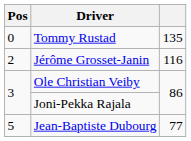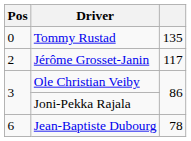(173, 59) 116 -> (173, 59) 117
(11, 125) 5 -> (11, 125) 6
(176, 125) 77 -> (176, 125) 78
